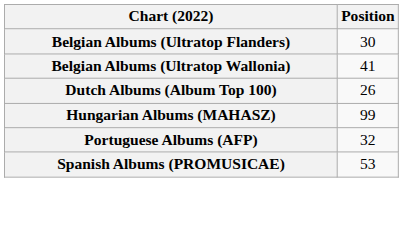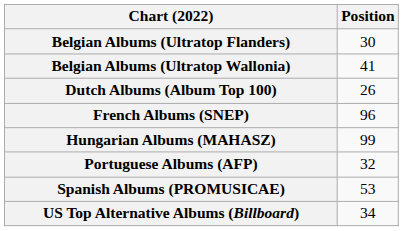+ row: (171, 115)
+ row: (171, 213)
